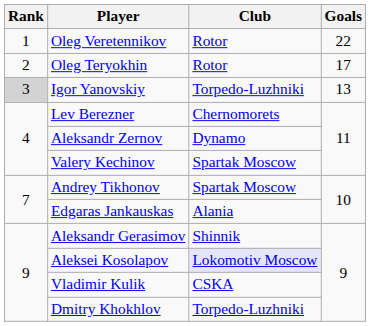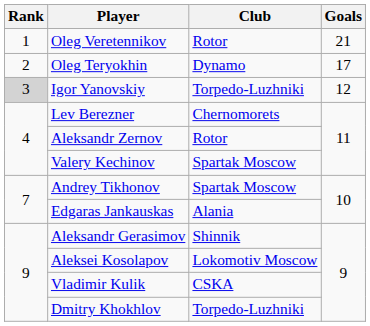(343, 41) 22 -> (343, 41) 21
(210, 65) Rotor -> (219, 65) Dynamo
(343, 89) 13 -> (343, 89) 12
(219, 138) Dynamo -> (210, 138) Rotor
(255, 260) lavender background -> (255, 260) no background
